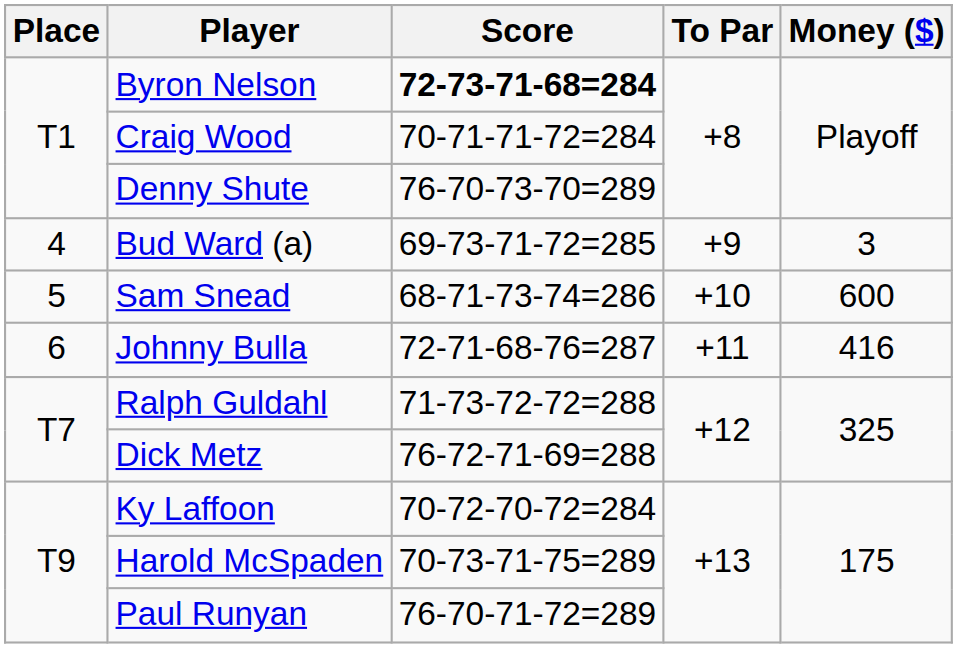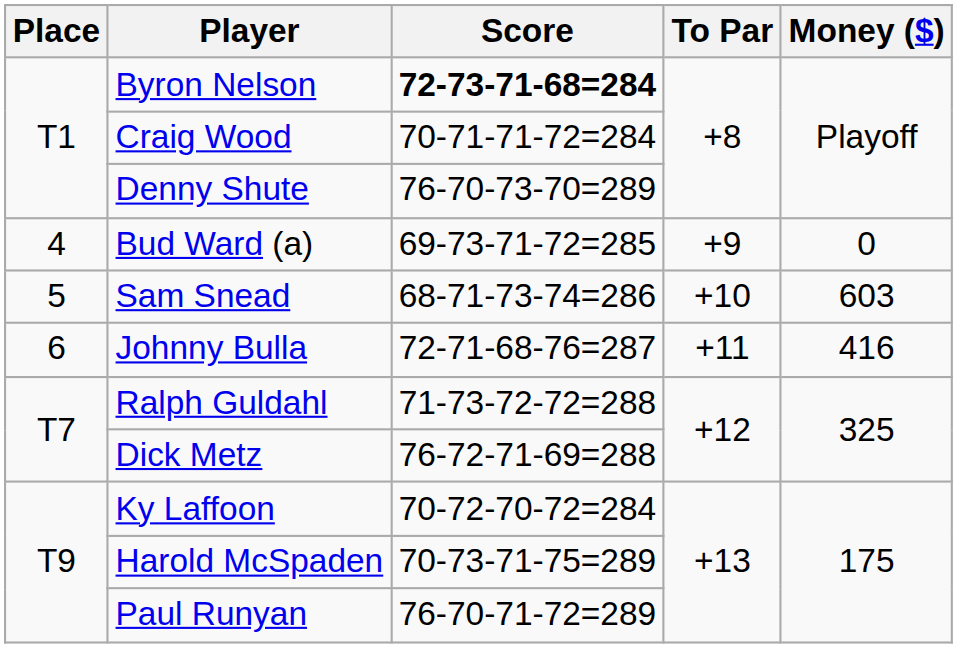(867, 243) 3 -> (867, 243) 0
(867, 296) 600 -> (867, 296) 603
